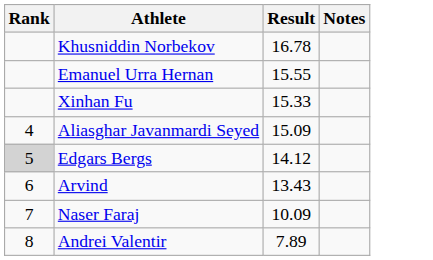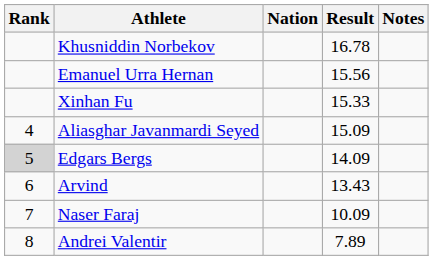+ column: (293, 18)
(291, 74) 15.55 -> (350, 74) 15.56
(291, 158) 14.12 -> (350, 158) 14.09
